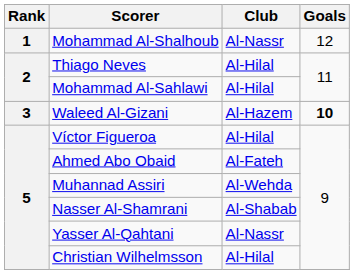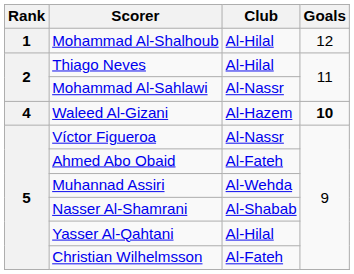(255, 40) Al-Nassr -> (250, 40) Al-Hilal
(250, 88) Al-Hilal -> (255, 88) Al-Nassr
(27, 112) 3 -> (27, 112) 4
(250, 137) Al-Hilal -> (255, 137) Al-Nassr
(255, 233) Al-Nassr -> (250, 233) Al-Hilal
(250, 257) Al-Hilal -> (254, 257) Al-Fateh
